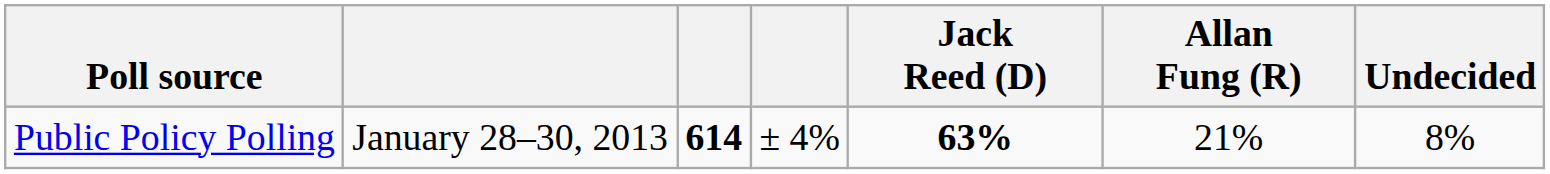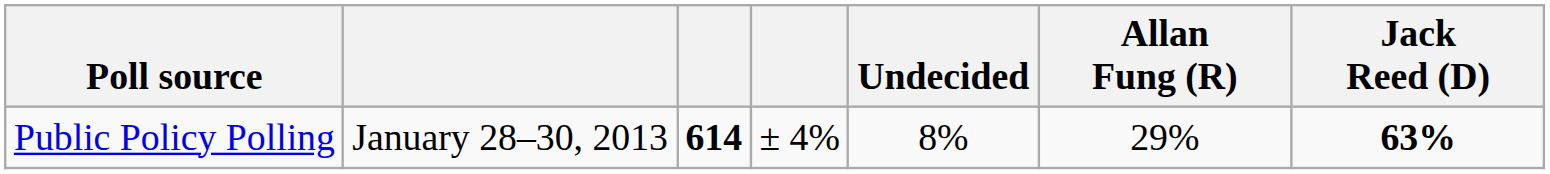columns swapped: (975, 55) <-> (1450, 76)
(1229, 136) 21% -> (1165, 136) 29%
